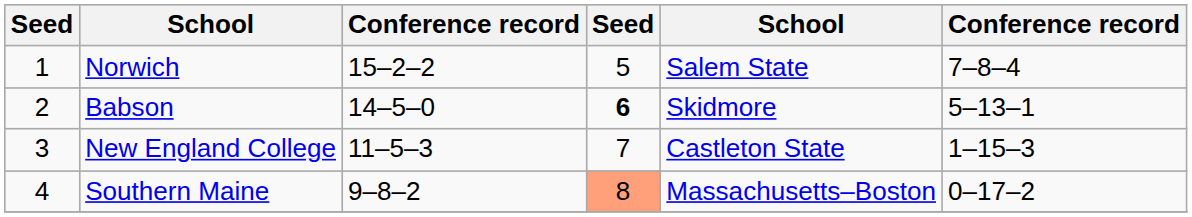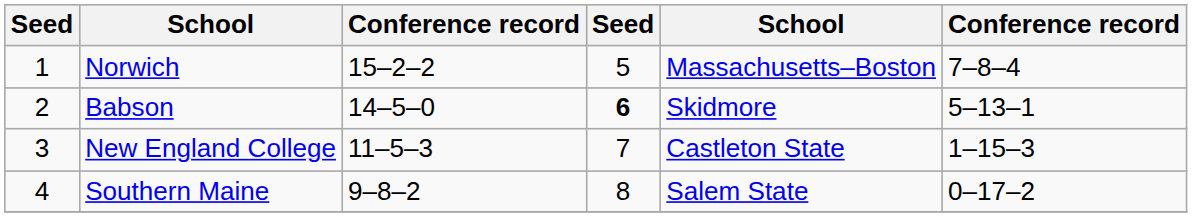(737, 66) Salem State -> (801, 66) Massachusetts–Boston
(623, 190) lightsalmon background -> (623, 190) no background
(801, 190) Massachusetts–Boston -> (737, 190) Salem State
